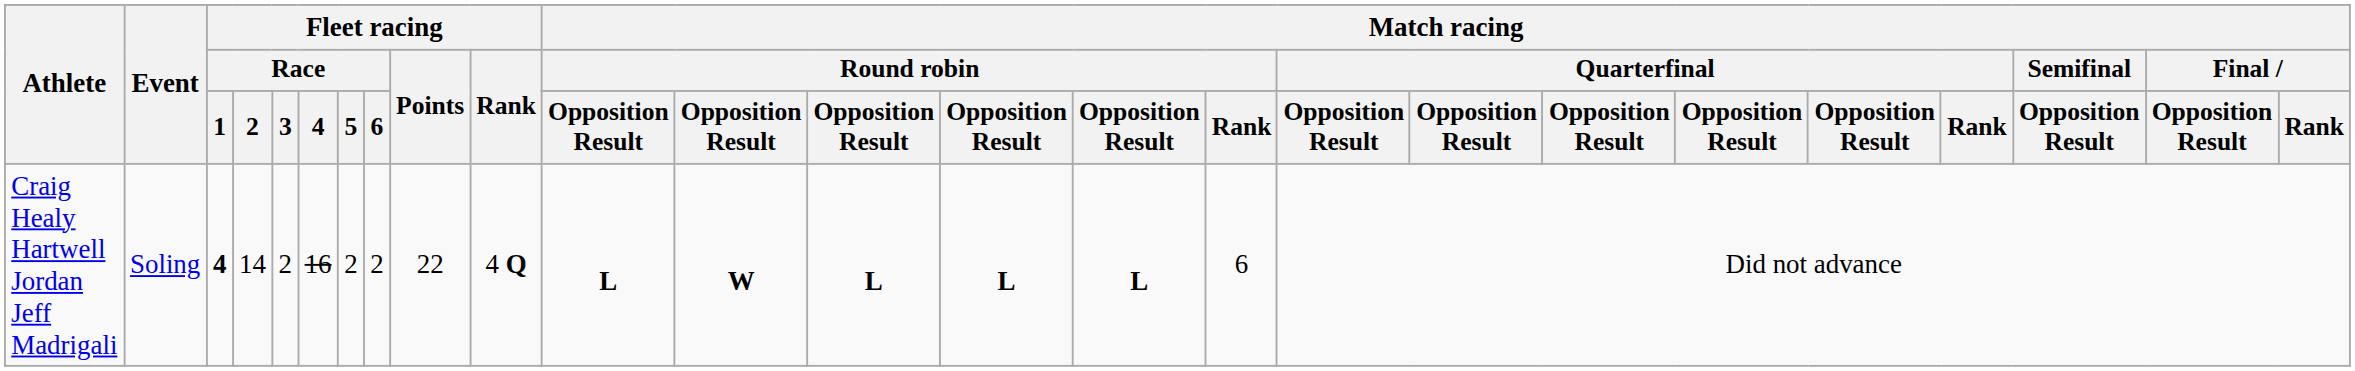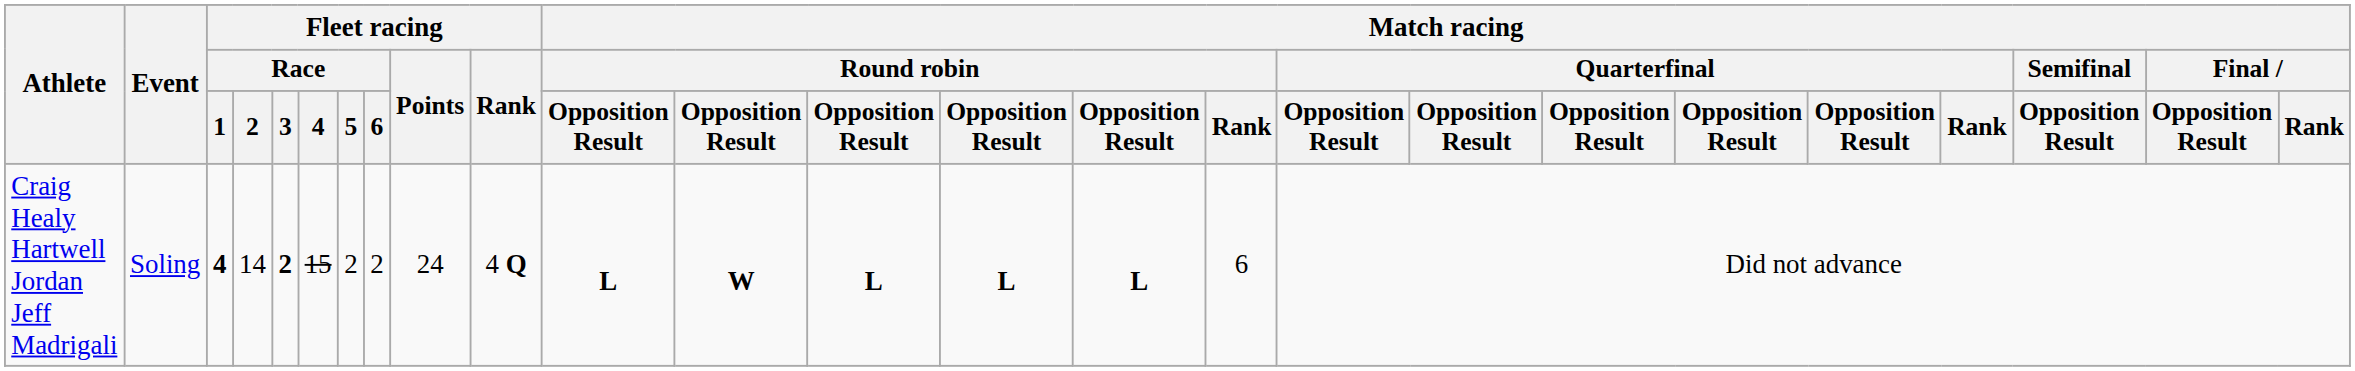(285, 264) normal -> (285, 264) bold
(318, 264) 16 -> (318, 264) 15
(430, 264) 22 -> (430, 264) 24
